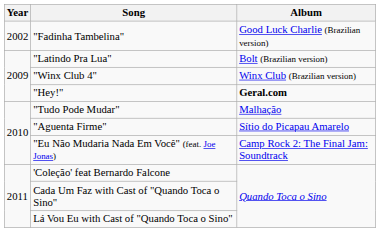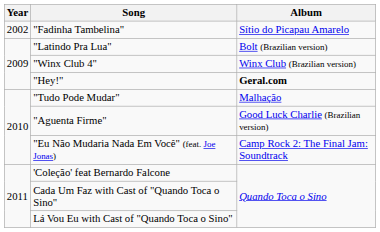(300, 36) Good Luck Charlie (Brazilian version) -> (294, 30) Sítio do Picapau Amarelo
(294, 127) Sítio do Picapau Amarelo -> (300, 121) Good Luck Charlie (Brazilian version)
